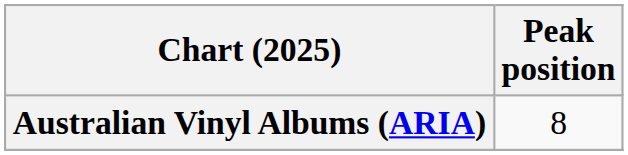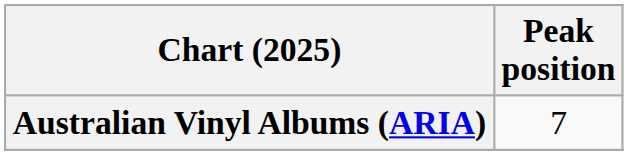(559, 122) 8 -> (559, 122) 7
